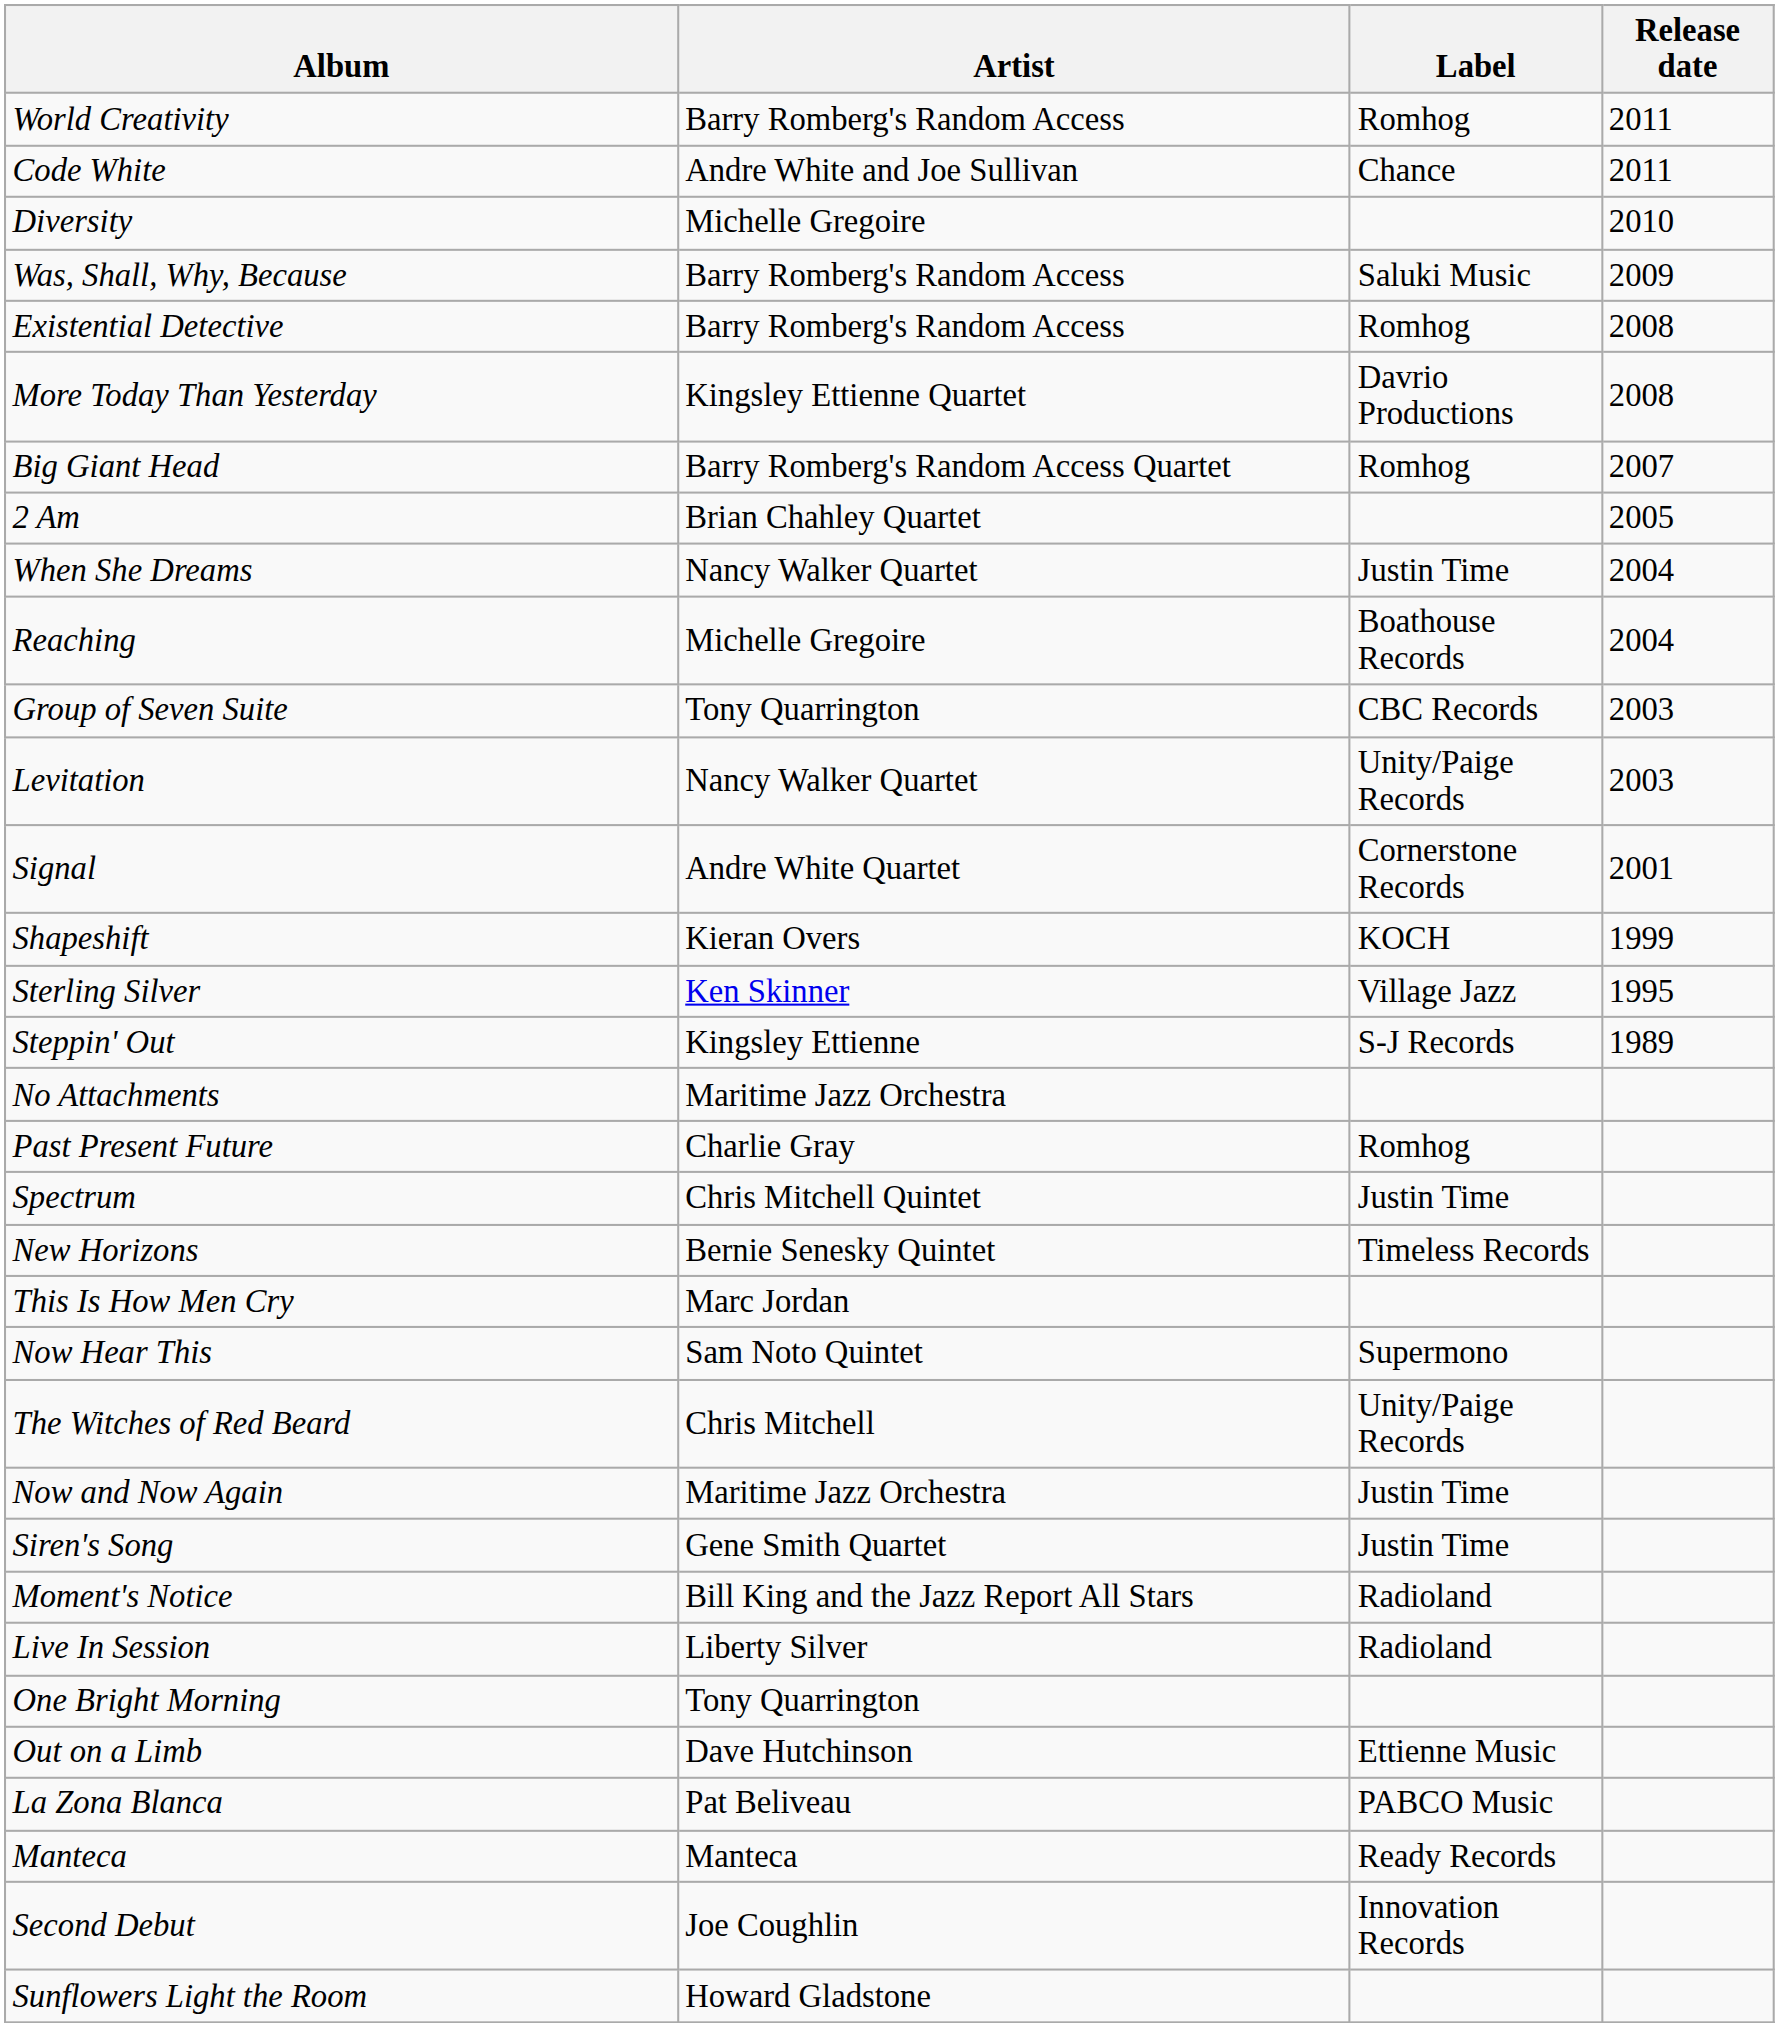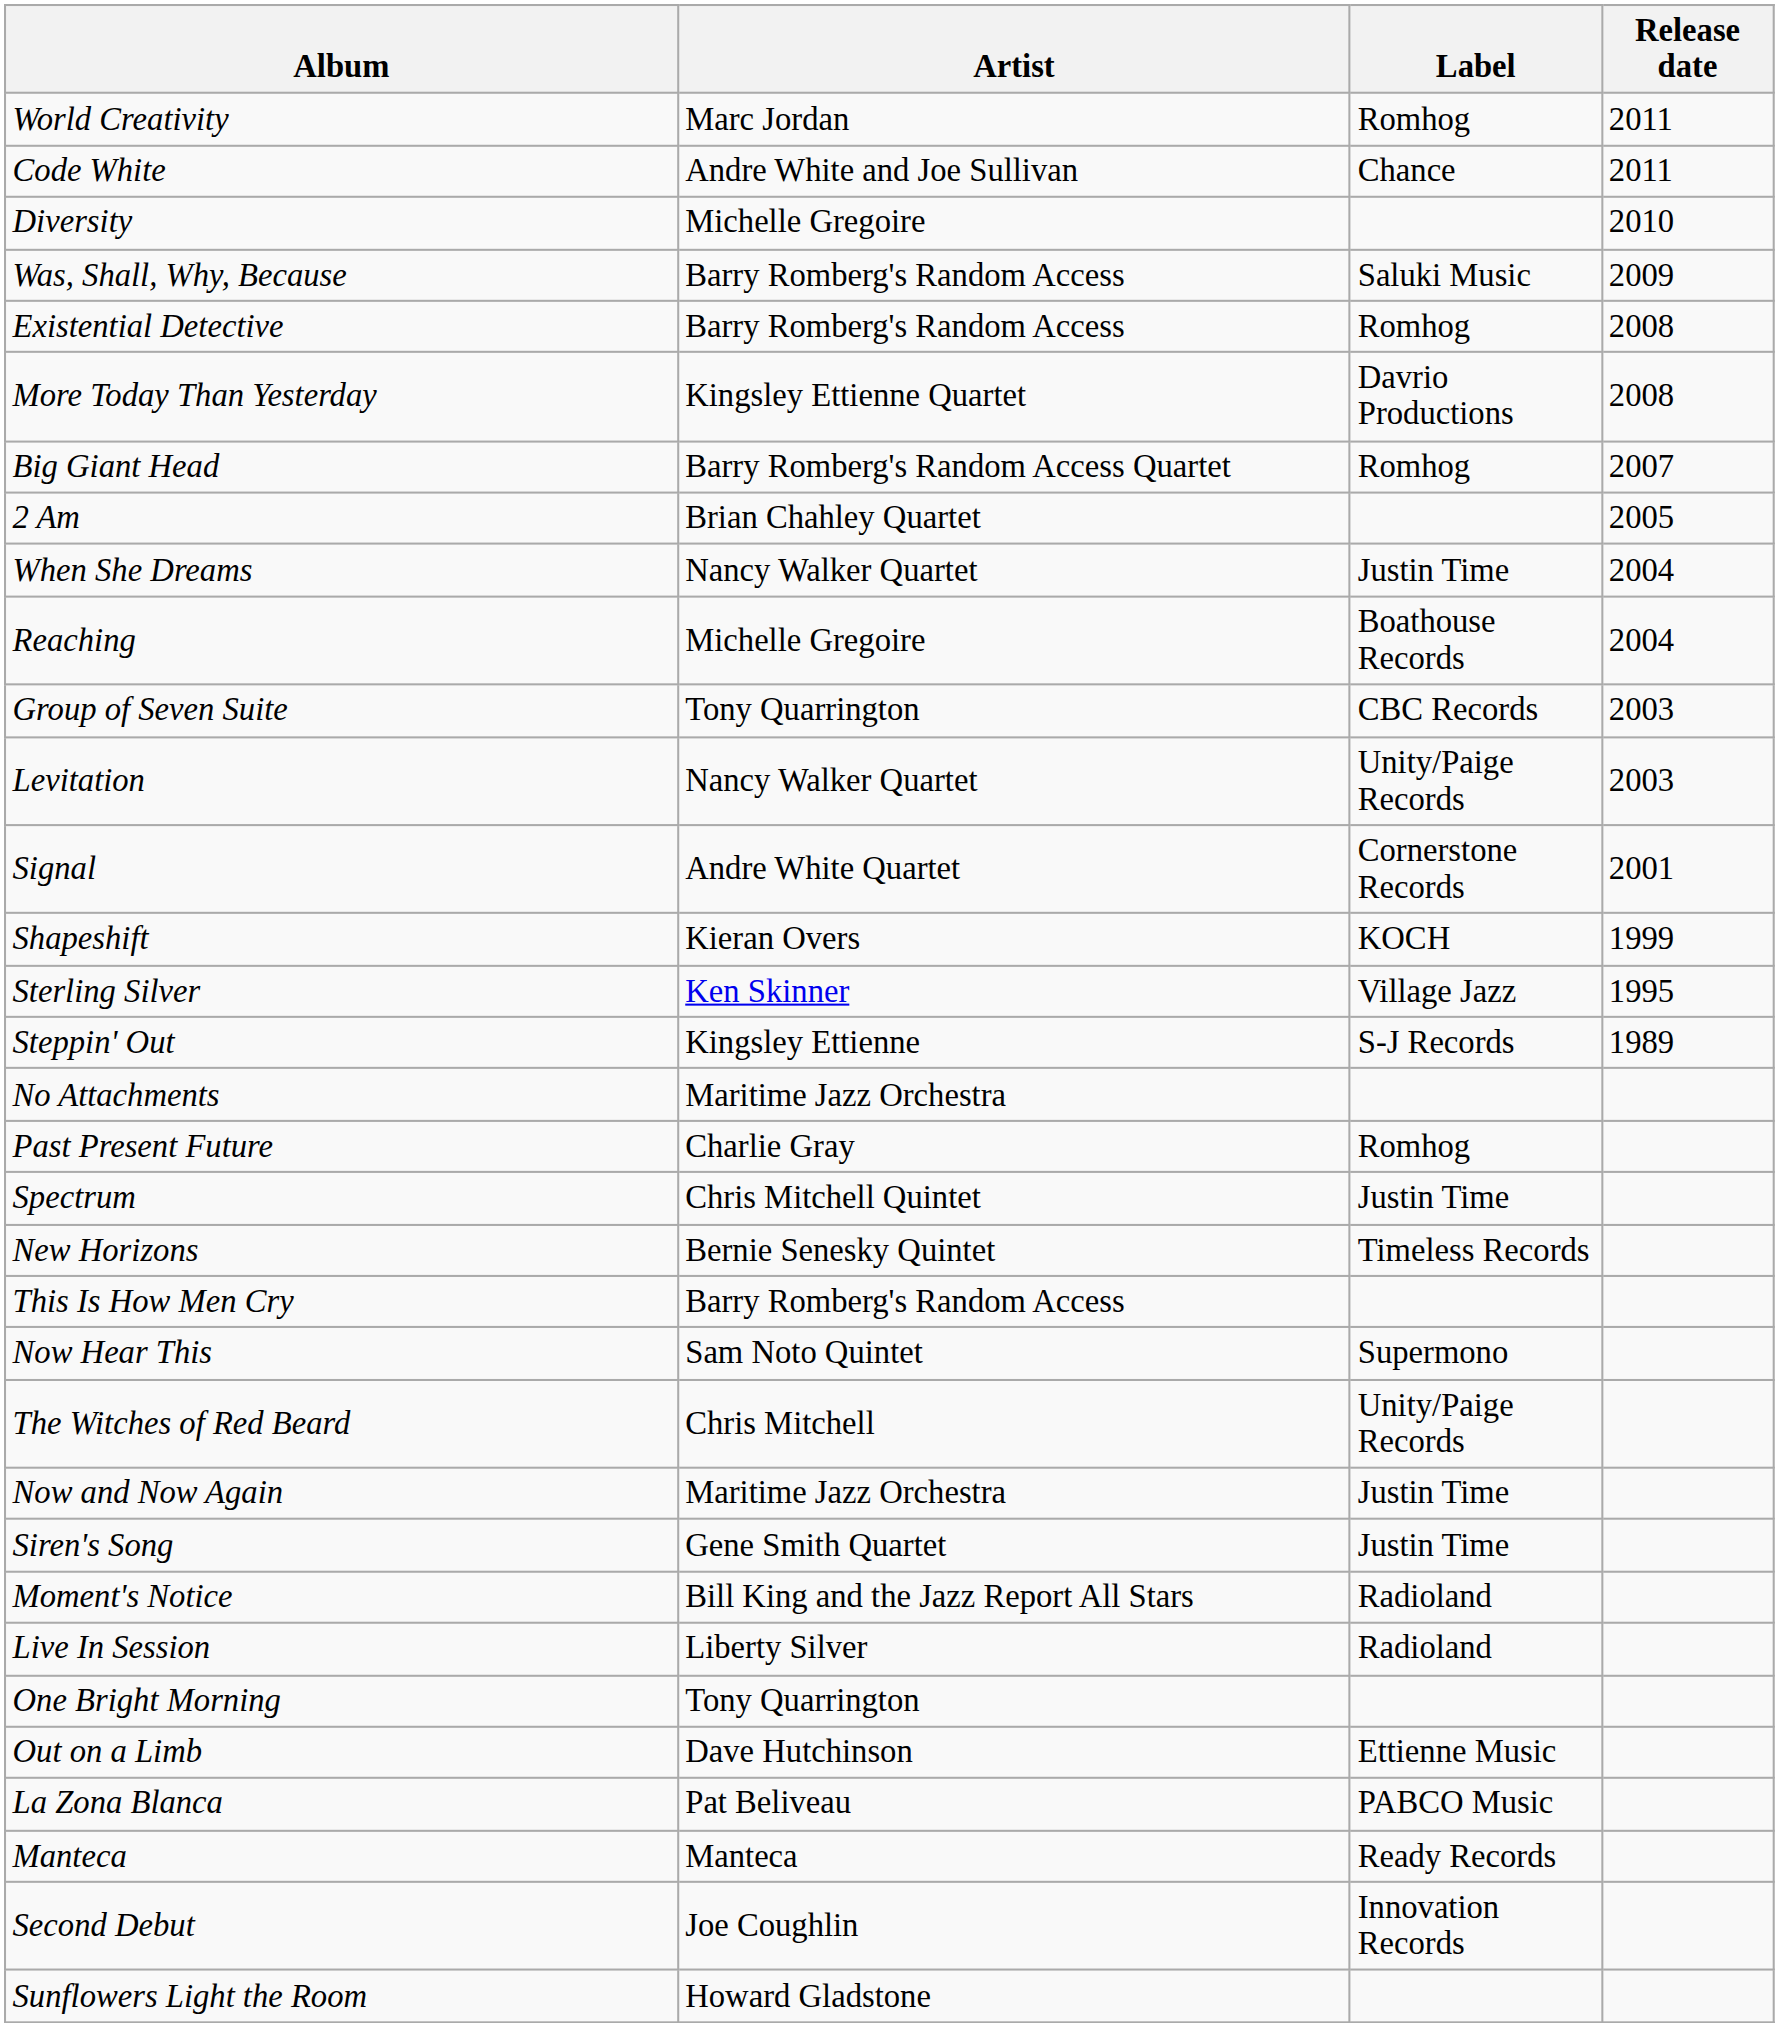(905, 118) Barry Romberg's Random Access -> (767, 118) Marc Jordan
(767, 1301) Marc Jordan -> (905, 1301) Barry Romberg's Random Access
